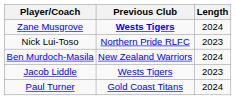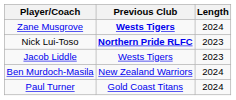(145, 42) normal -> (145, 42) bold
rows swapped: (50, 72) <-> (50, 57)
